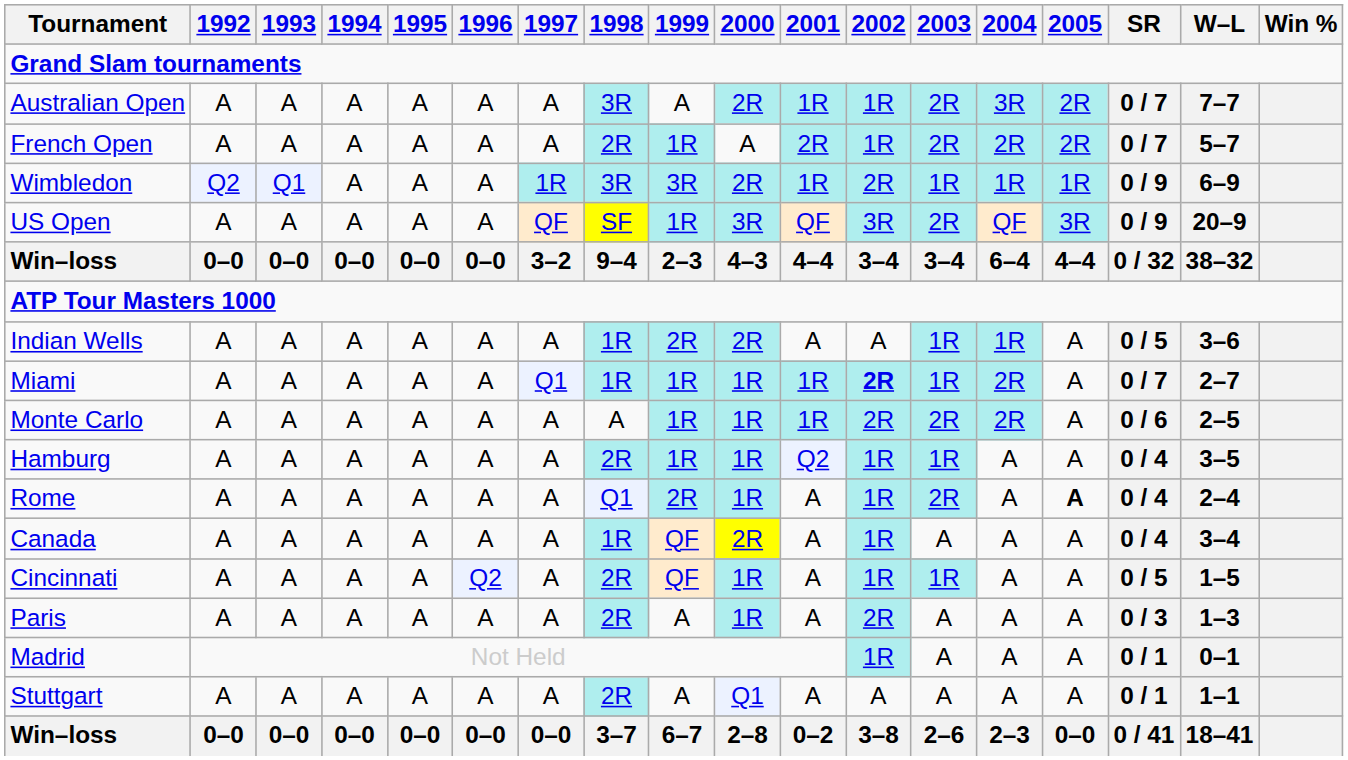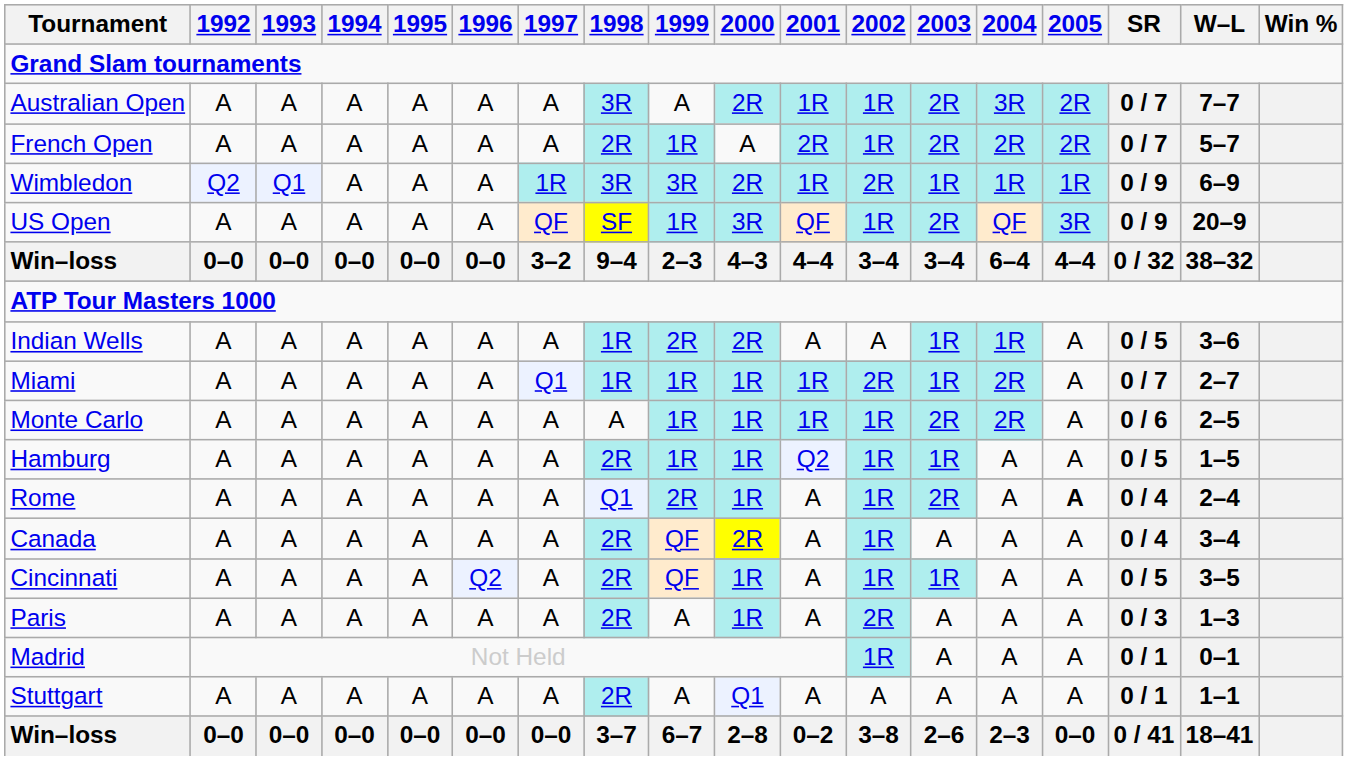(878, 221) 3R -> (878, 221) 1R
(878, 379) bold -> (878, 379) normal
(878, 419) 2R -> (878, 419) 1R
(1144, 458) 0 / 4 -> (1144, 458) 0 / 5
(1219, 458) 3–5 -> (1219, 458) 1–5
(616, 537) 1R -> (616, 537) 2R
(1219, 577) 1–5 -> (1219, 577) 3–5
